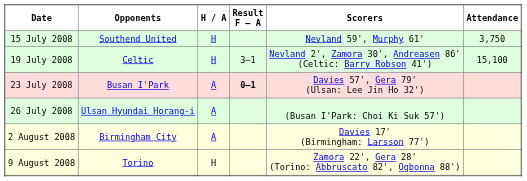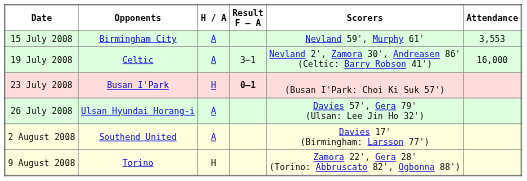(138, 39) Southend United -> (138, 39) Birmingham City
(214, 39) H -> (214, 39) A
(492, 39) 3,750 -> (492, 39) 3,553
(214, 59) H -> (214, 59) A
(492, 59) 15,100 -> (492, 59) 16,000
(214, 85) A -> (214, 85) H
(365, 85) Davies 57', Gera 79' (Ulsan: Lee Jin Ho 32') -> (365, 90) (Busan I'Park: Choi Ki Suk 57')
(365, 116) (Busan I'Park: Choi Ki Suk 57') -> (365, 111) Davies 57', Gera 79' (Ulsan: Lee Jin Ho 32')
(138, 137) Birmingham City -> (138, 137) Southend United
